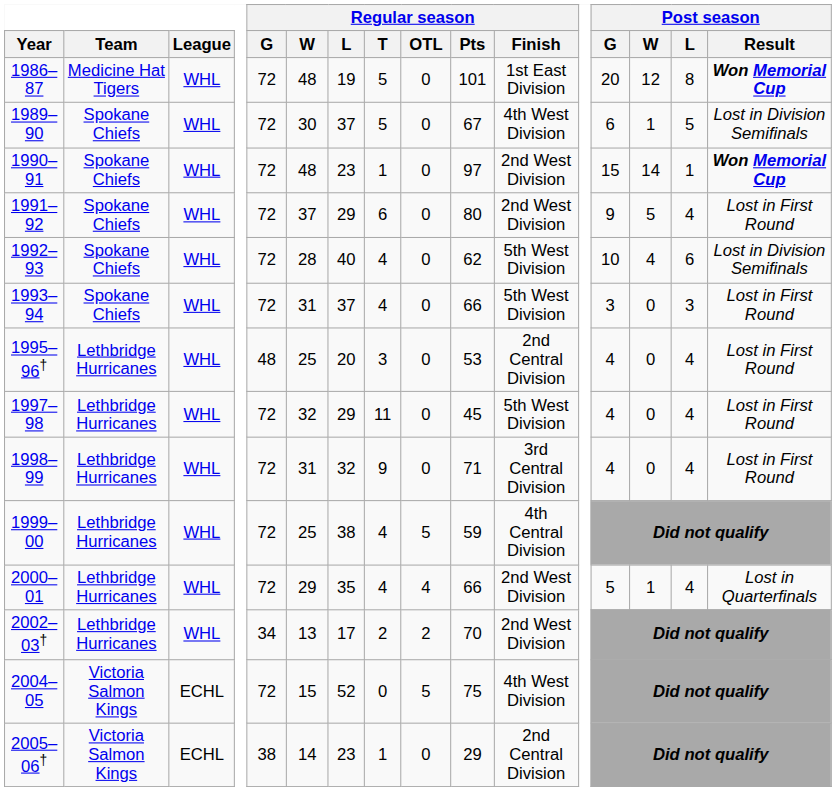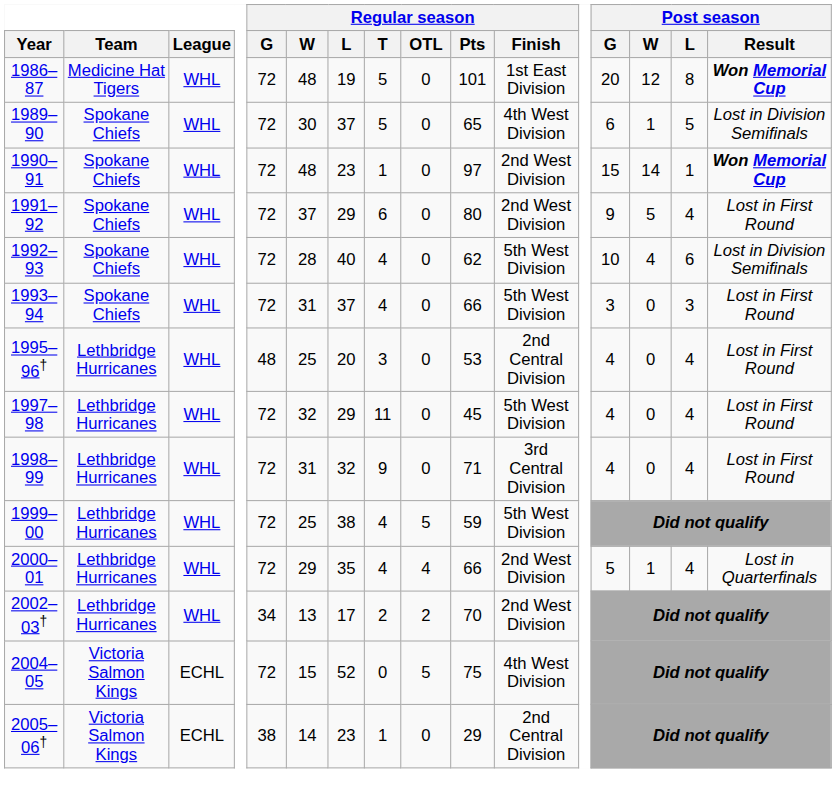(472, 124) 67 -> (472, 124) 65
(536, 532) 4th Central Division -> (536, 523) 5th West Division
